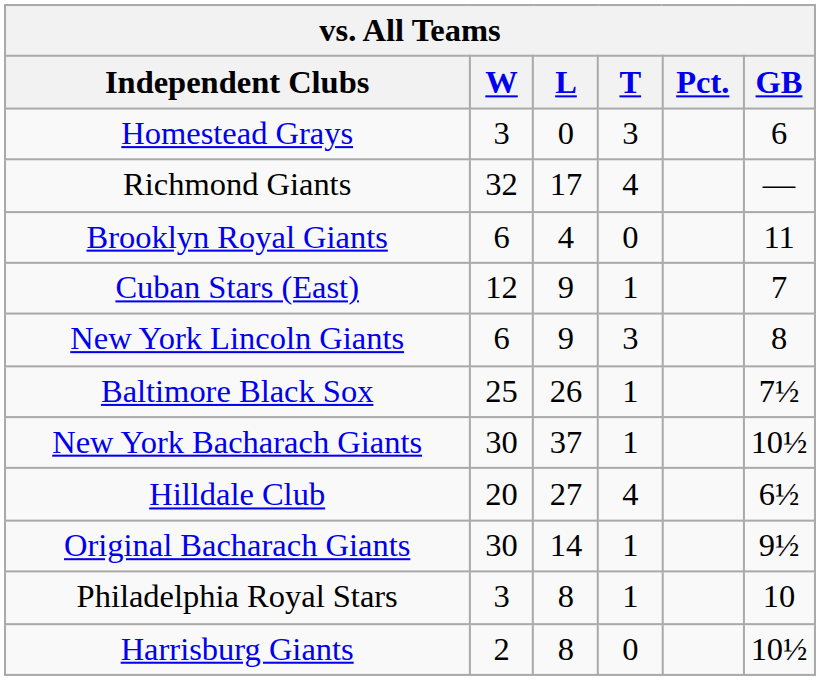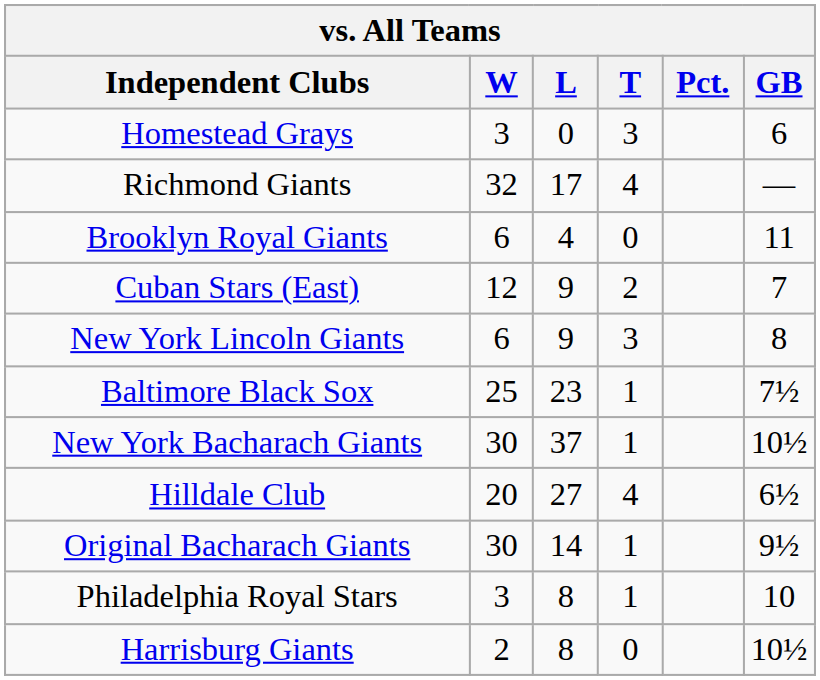(630, 287) 1 -> (630, 287) 2
(566, 390) 26 -> (566, 390) 23
